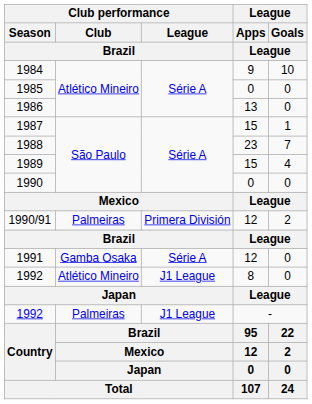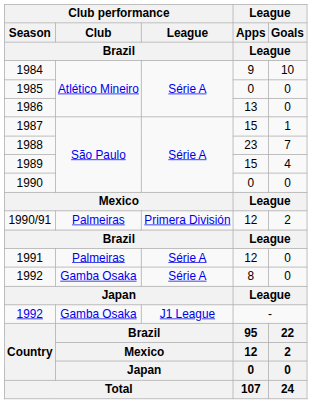(98, 257) Gamba Osaka -> (98, 257) Palmeiras
(98, 276) Atlético Mineiro -> (98, 276) Gamba Osaka
(187, 276) J1 League -> (187, 276) Série A
(98, 314) Palmeiras -> (98, 314) Gamba Osaka
